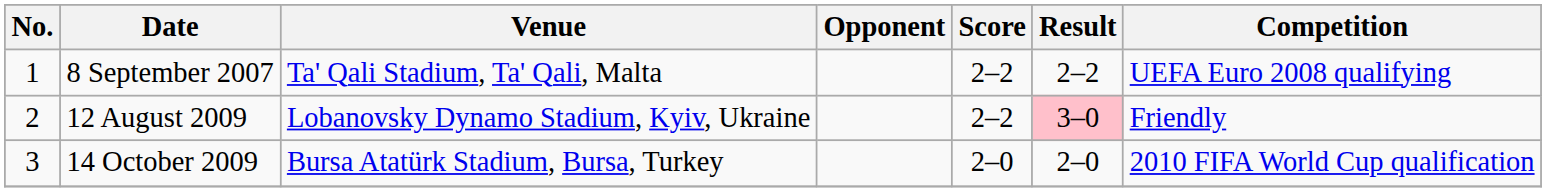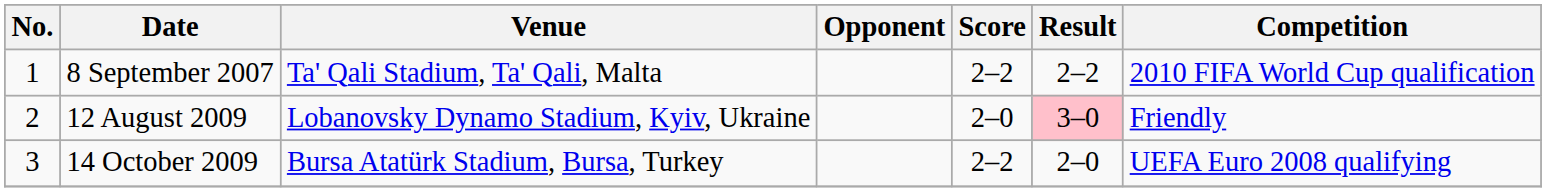(1290, 72) UEFA Euro 2008 qualifying -> (1332, 72) 2010 FIFA World Cup qualification
(992, 117) 2–2 -> (992, 117) 2–0
(992, 162) 2–0 -> (992, 162) 2–2
(1332, 162) 2010 FIFA World Cup qualification -> (1290, 162) UEFA Euro 2008 qualifying
